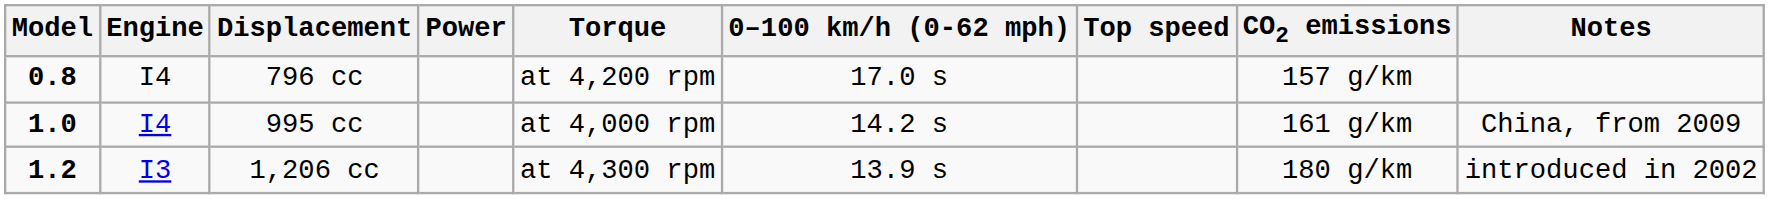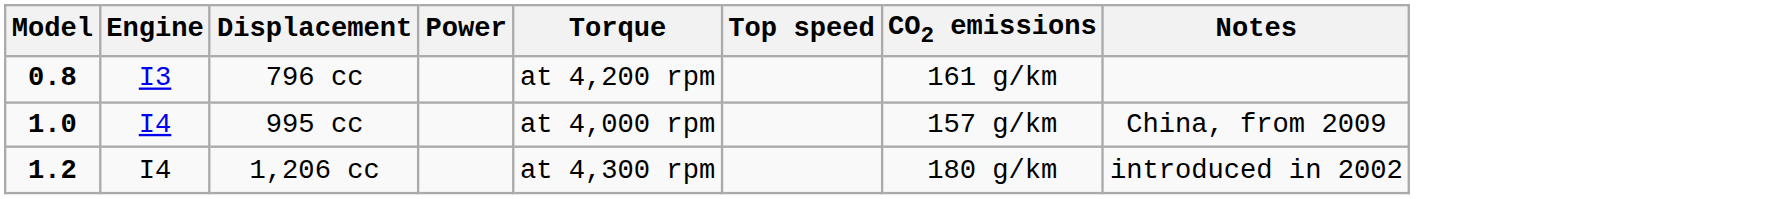- column: (899, 30)
(155, 79) I4 -> (155, 79) I3
(1347, 79) 157 g/km -> (992, 79) 161 g/km
(1347, 124) 161 g/km -> (992, 124) 157 g/km
(155, 170) I3 -> (155, 170) I4
